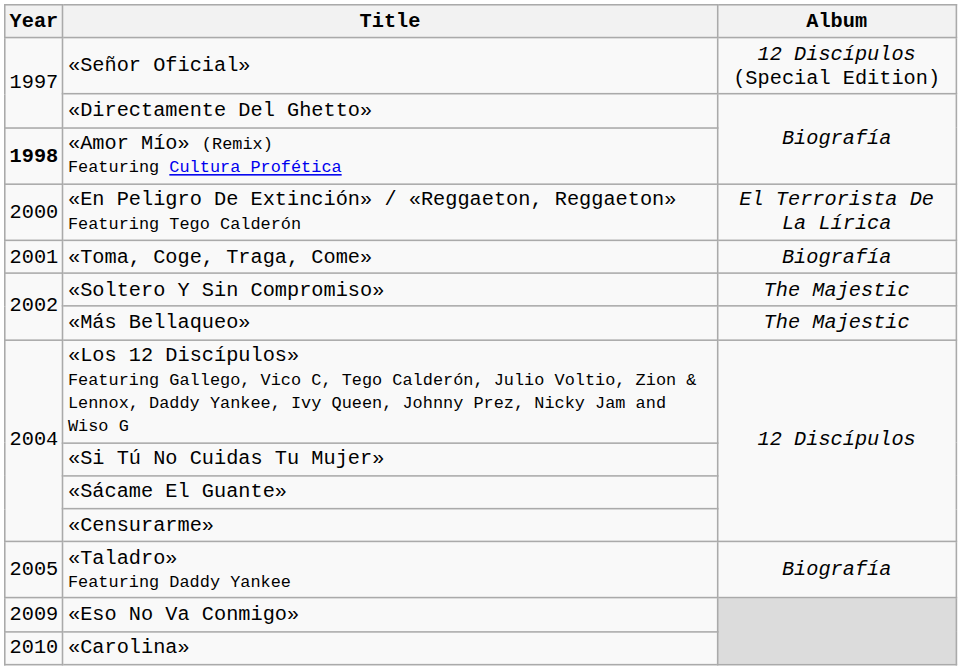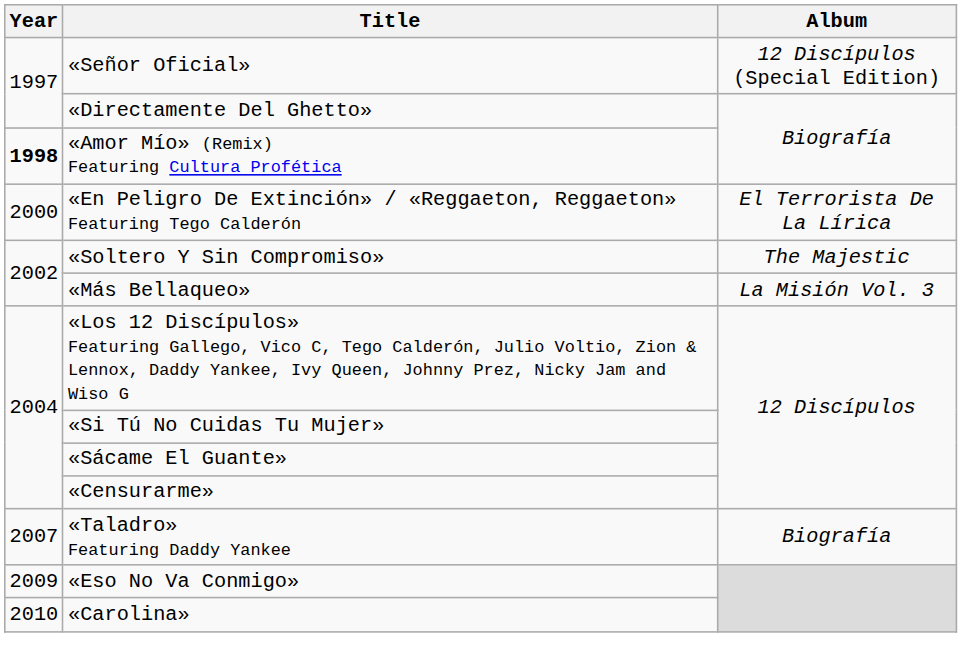- row: (220, 257)
(837, 323) The Majestic -> (837, 290) La Misión Vol. 3
(34, 570) 2005 -> (34, 537) 2007
